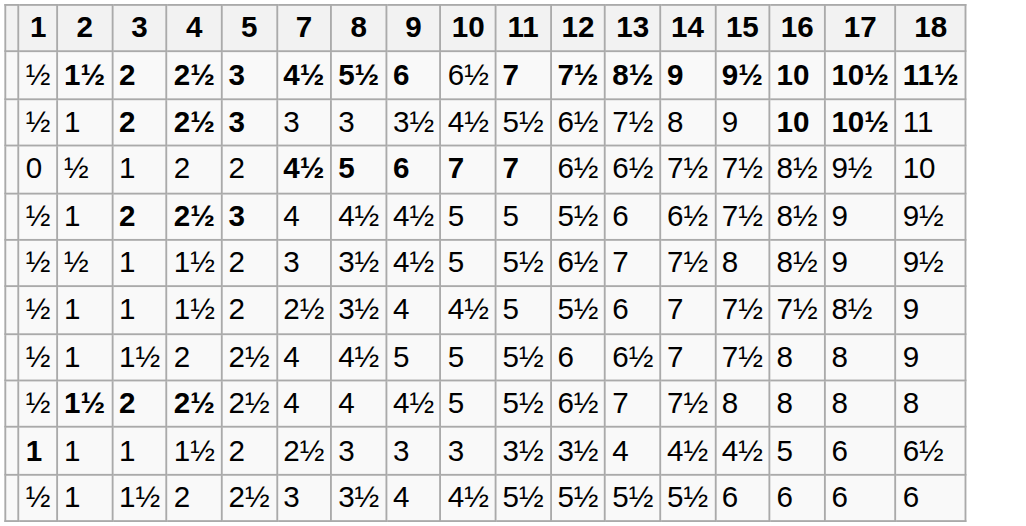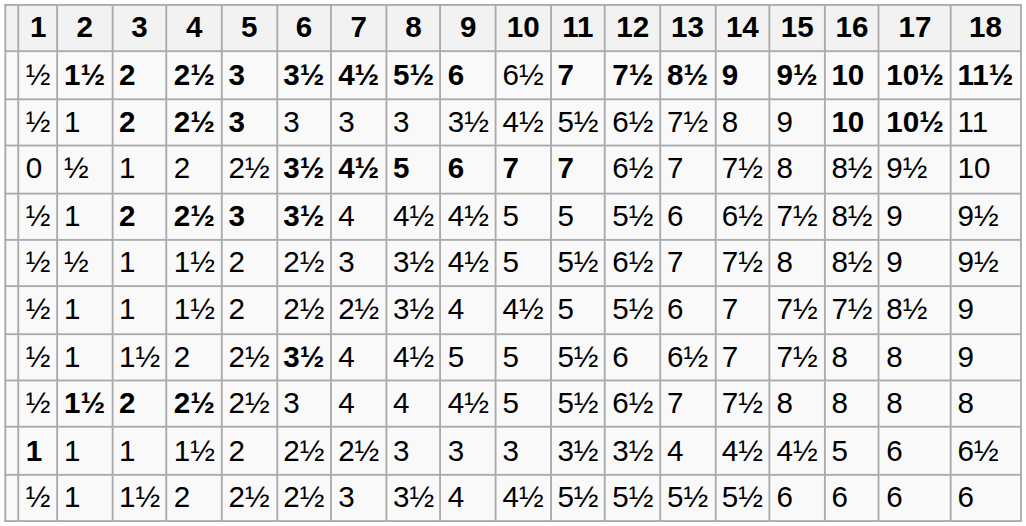+ column: (304, 27)
(237, 168) 2 -> (249, 168) 2½
(633, 168) 6½ -> (675, 168) 7
(742, 168) 7½ -> (785, 168) 8
